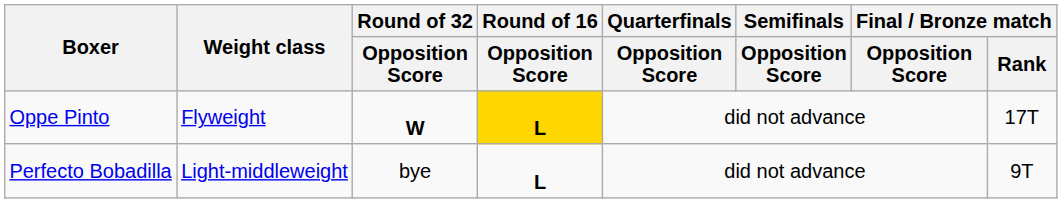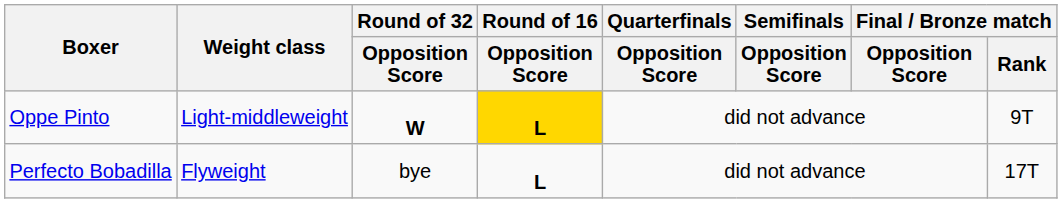(223, 118) Flyweight -> (265, 118) Light-middleweight
(1022, 118) 17T -> (1022, 118) 9T
(265, 171) Light-middleweight -> (223, 171) Flyweight
(1022, 171) 9T -> (1022, 171) 17T
